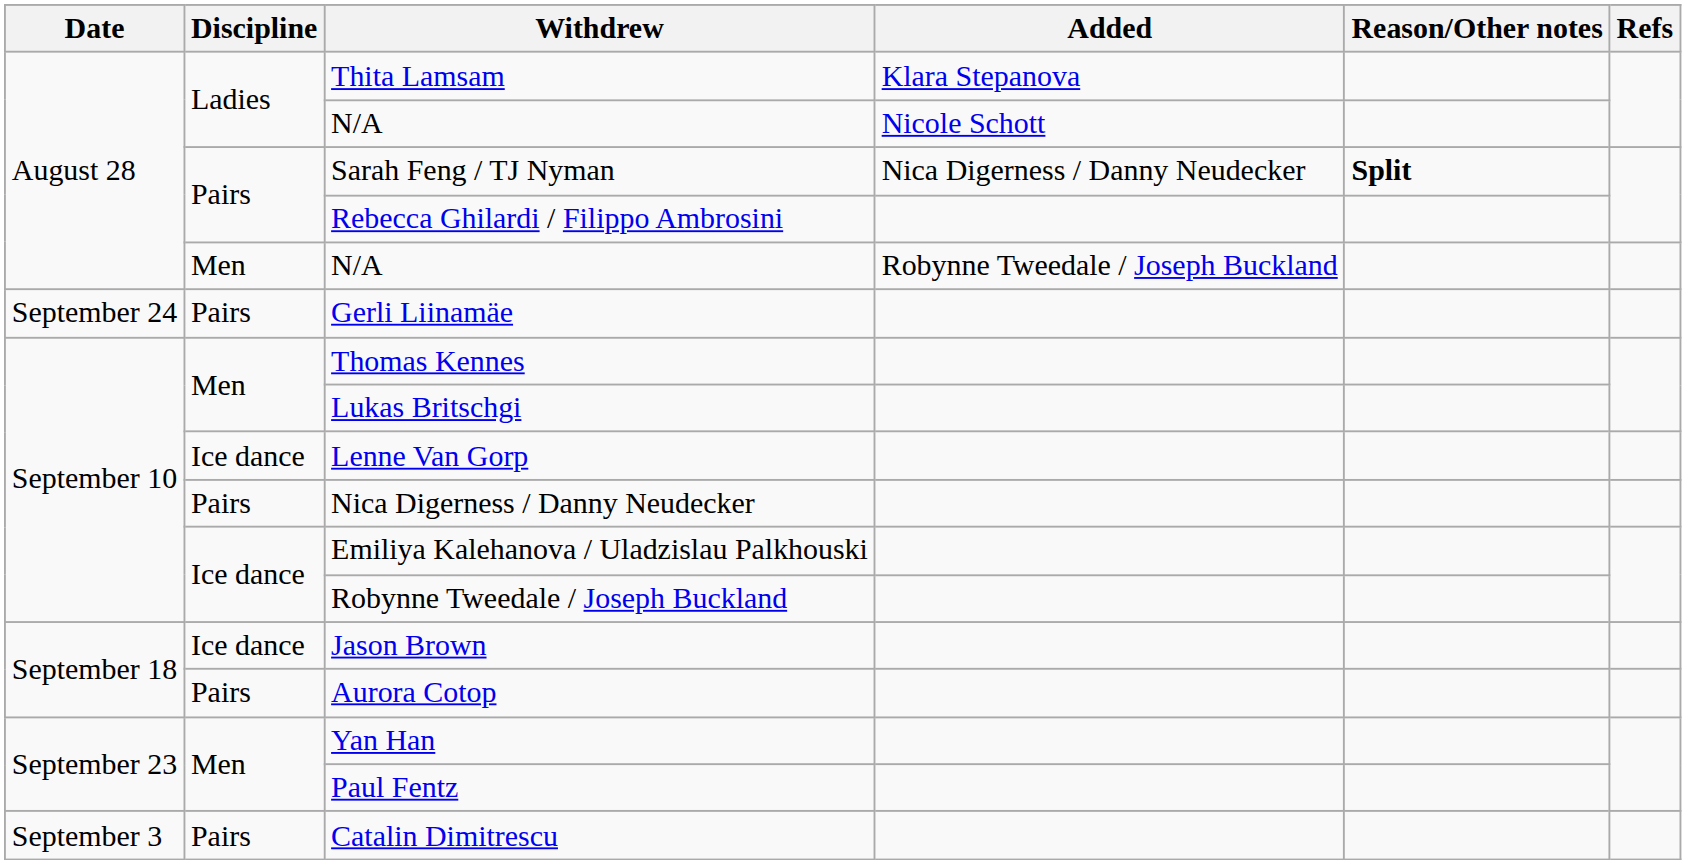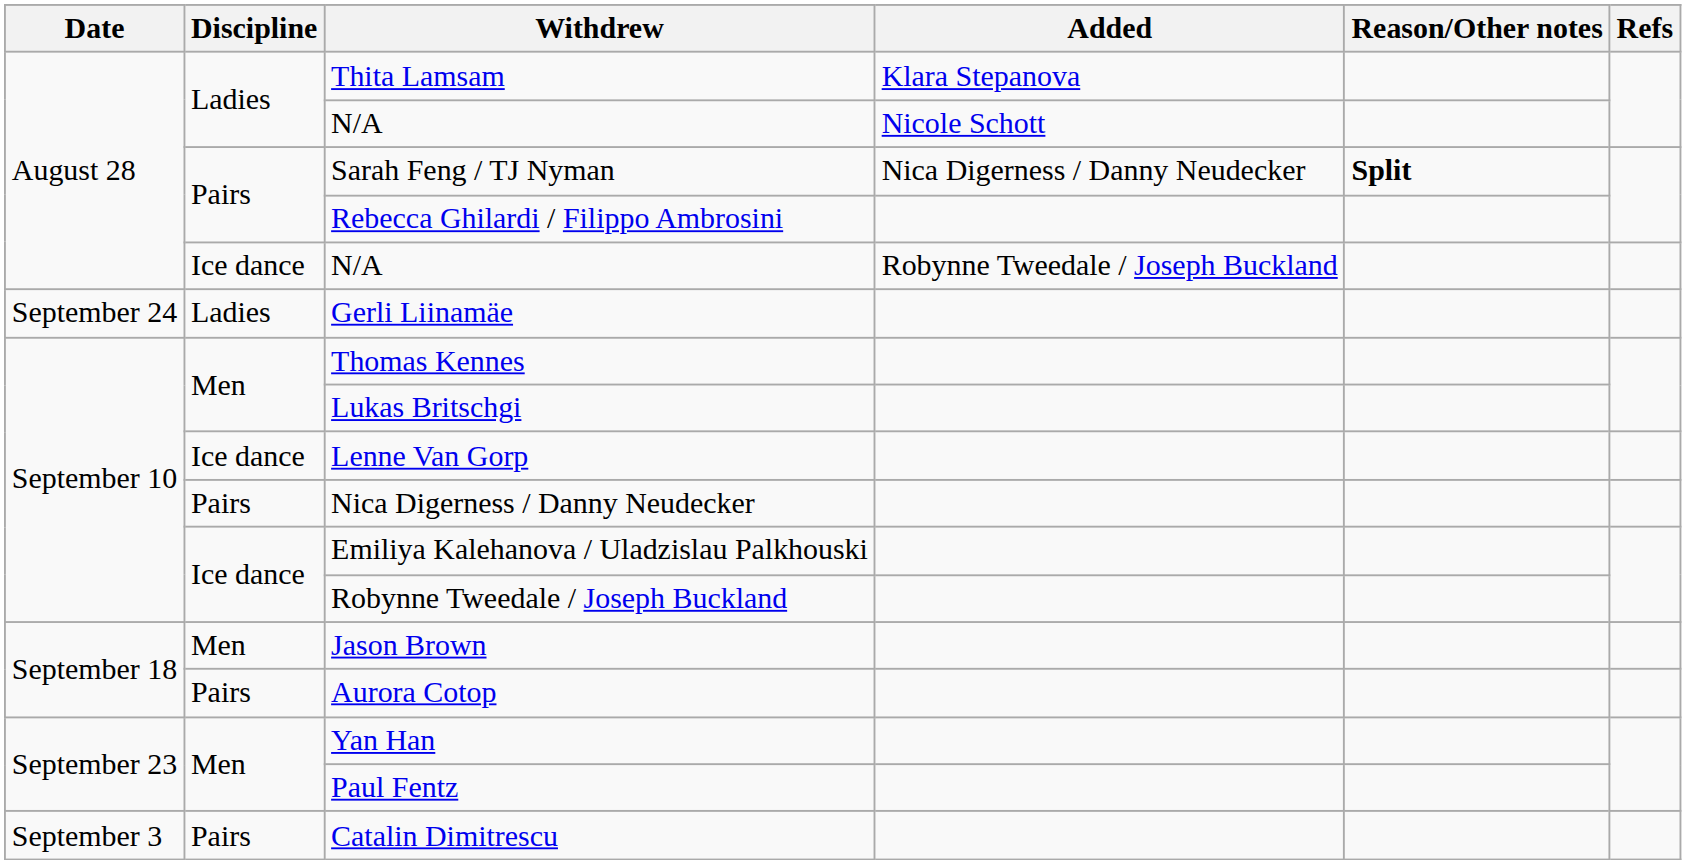(218, 265) Men -> (248, 265) Ice dance
(221, 312) Pairs -> (231, 312) Ladies
(248, 645) Ice dance -> (218, 645) Men
